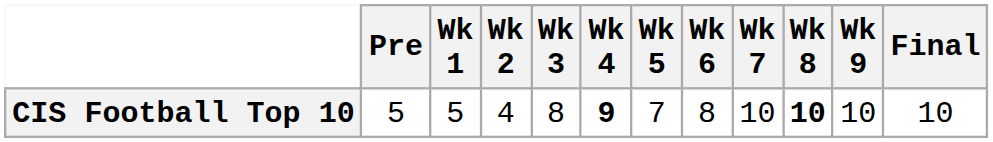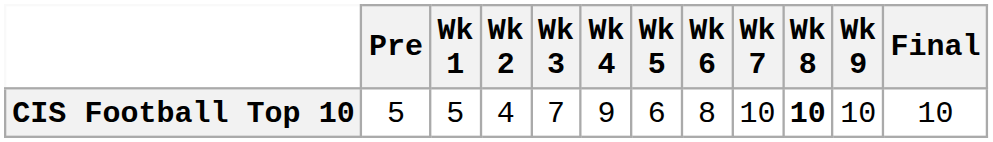(556, 113) 8 -> (556, 113) 7
(606, 113) bold -> (606, 113) normal
(657, 113) 7 -> (657, 113) 6
